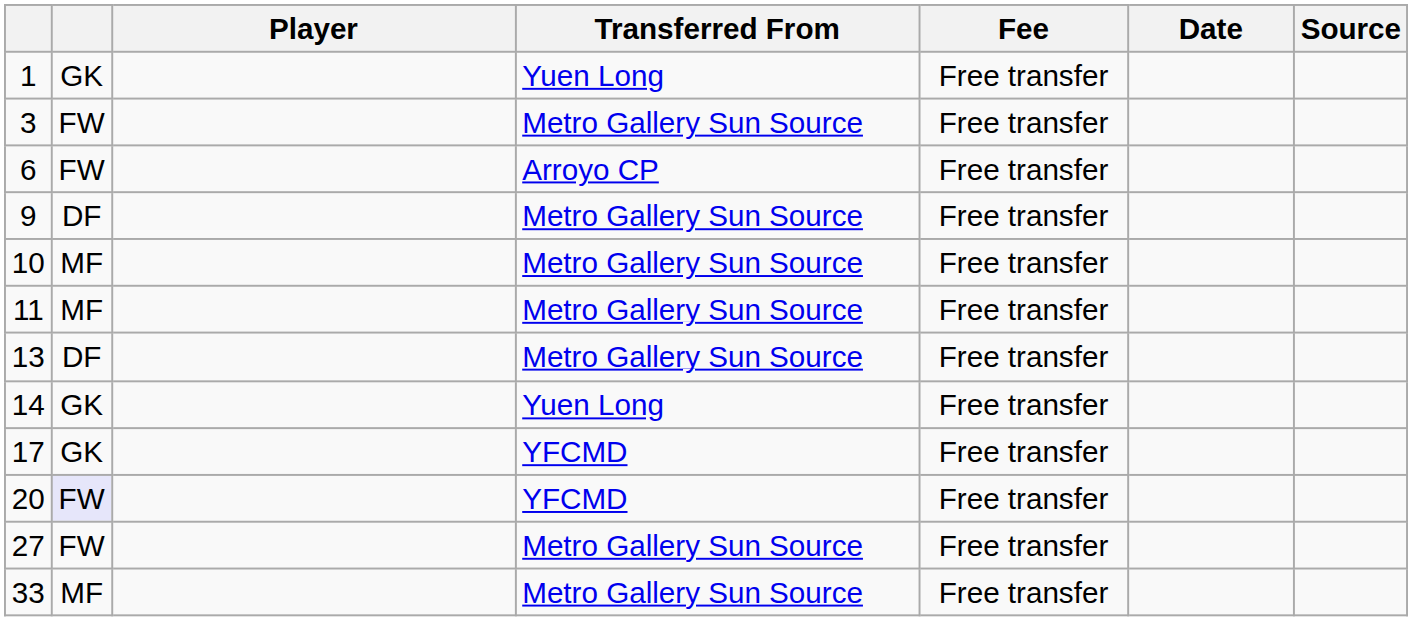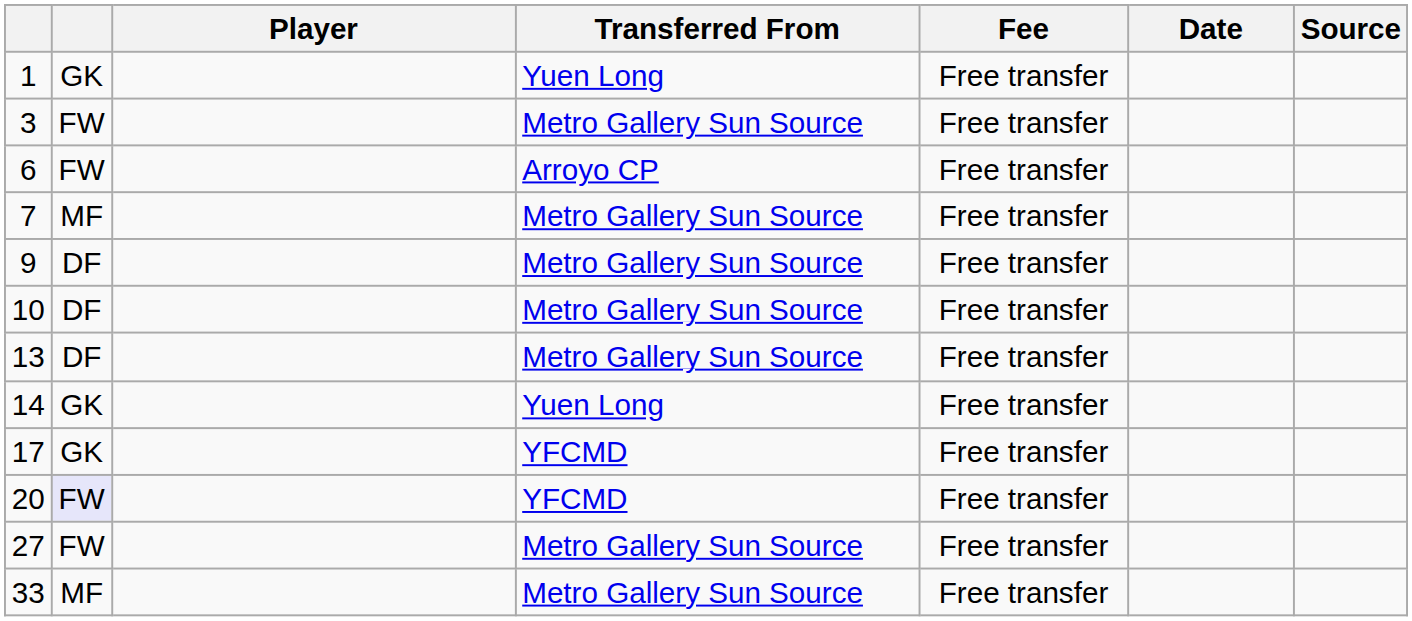+ row: (28, 216)
(82, 263) MF -> (82, 310) DF
- row: (28, 310)
